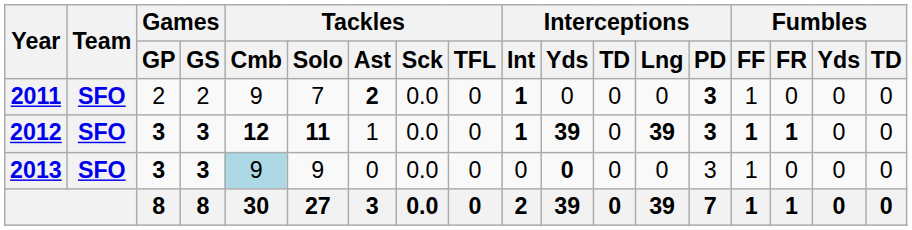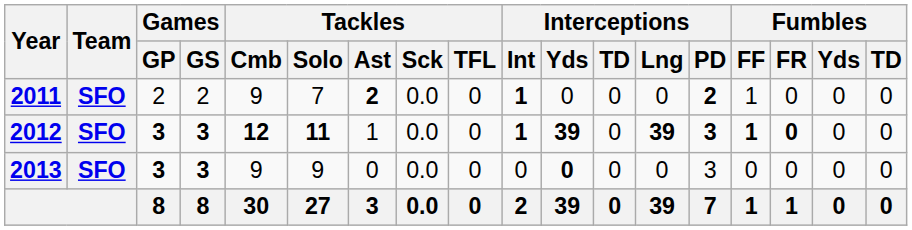(710, 96) 3 -> (710, 96) 2
(791, 133) 1 -> (791, 133) 0
(256, 170) lightblue background -> (256, 170) no background
(751, 170) 1 -> (751, 170) 0
